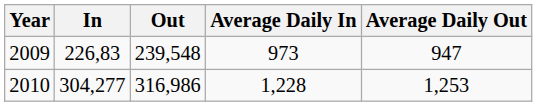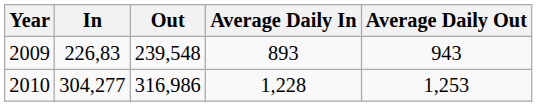(283, 52) 973 -> (283, 52) 893
(446, 52) 947 -> (446, 52) 943
